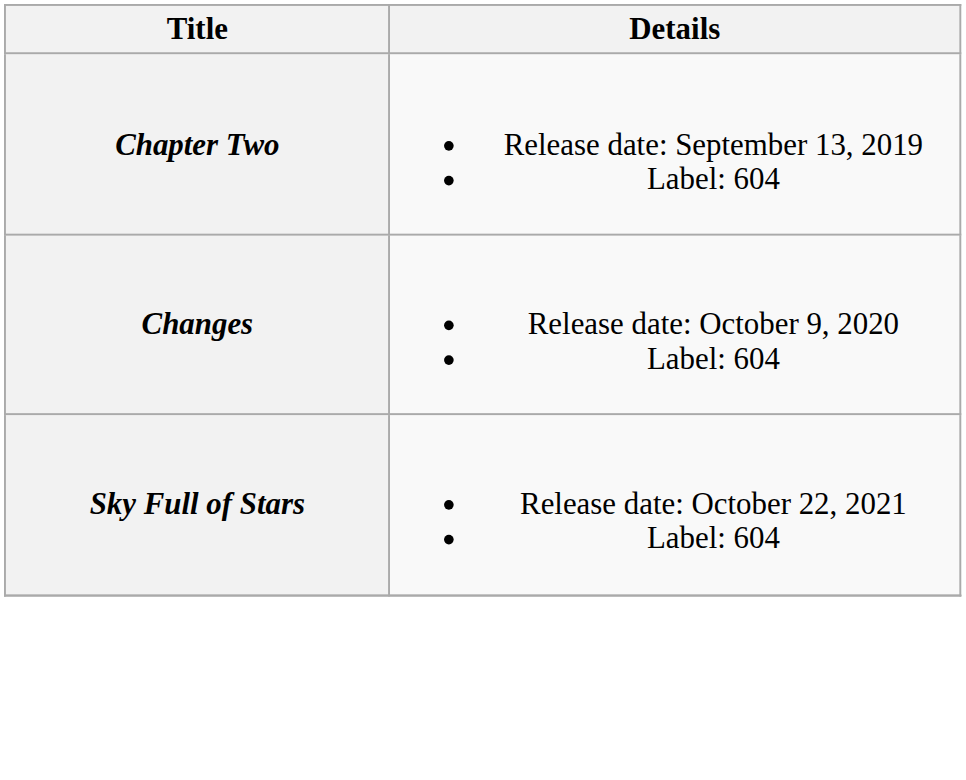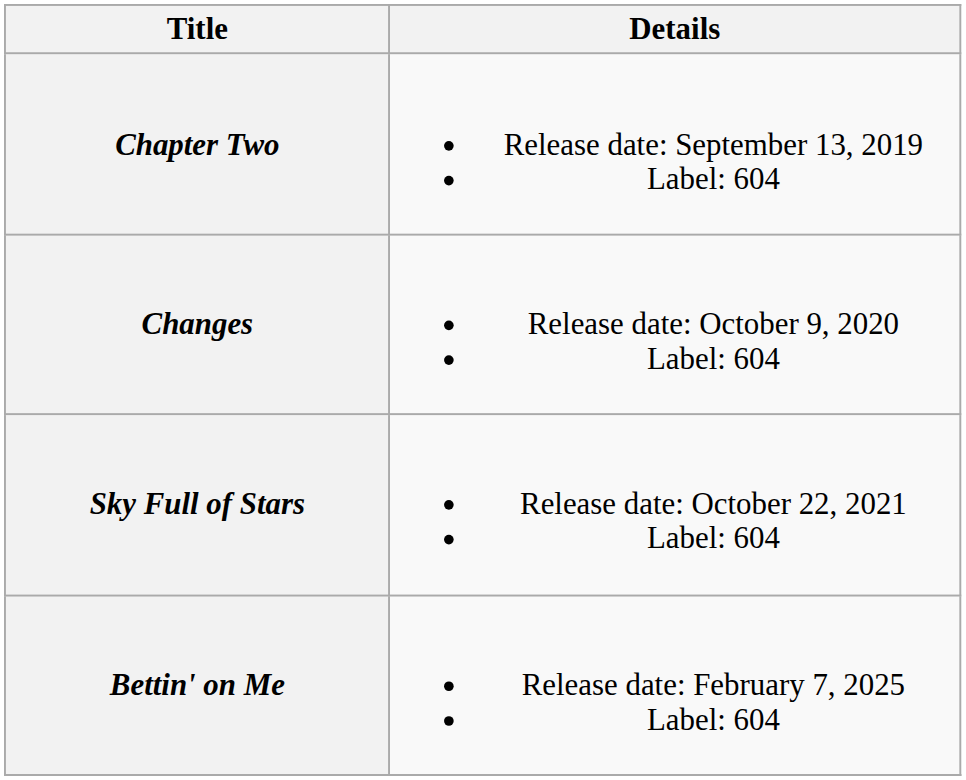+ row: (197, 684)
